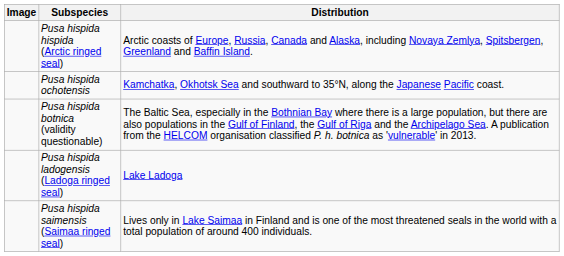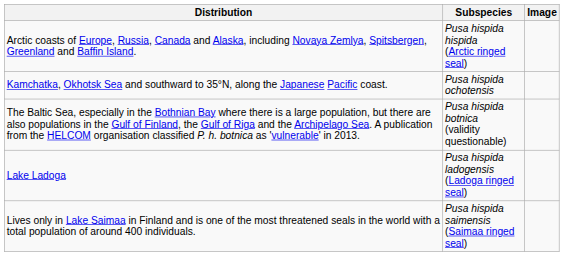columns swapped: (21, 12) <-> (340, 12)
